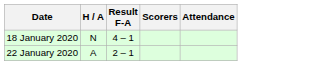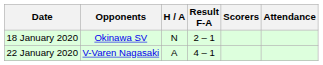+ column: (121, 17)
(123, 38) 4 – 1 -> (204, 38) 2 – 1
(123, 53) 2 – 1 -> (204, 53) 4 – 1
